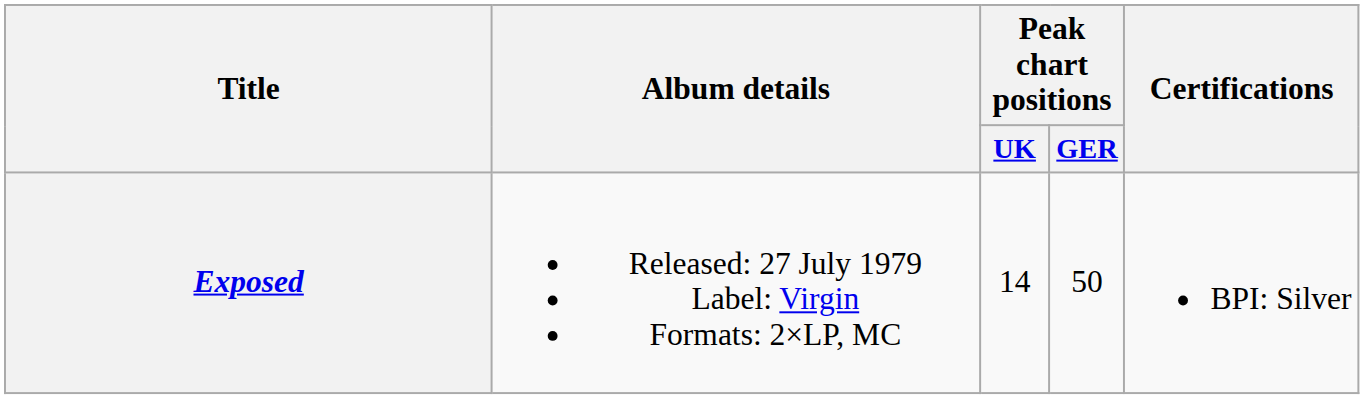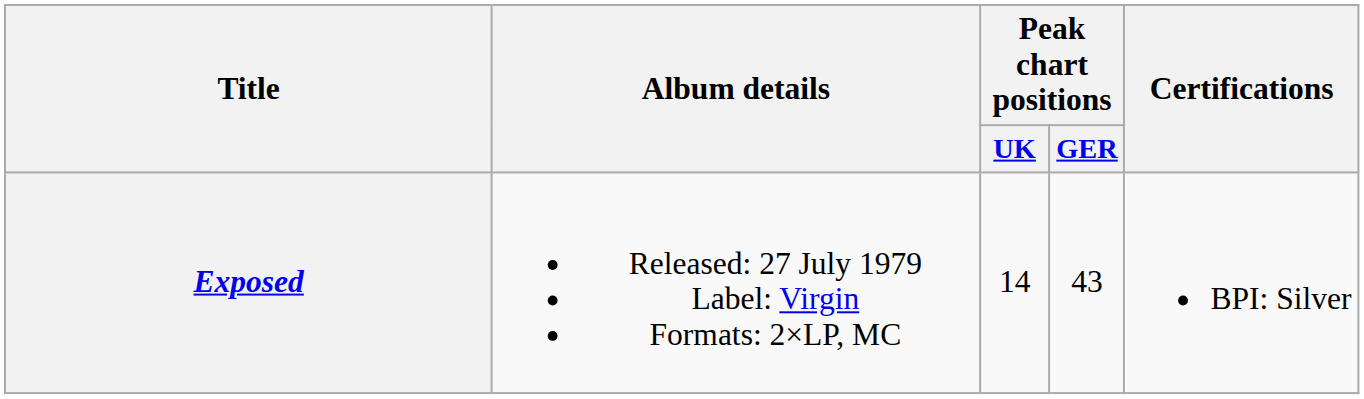(1087, 281) 50 -> (1087, 281) 43
